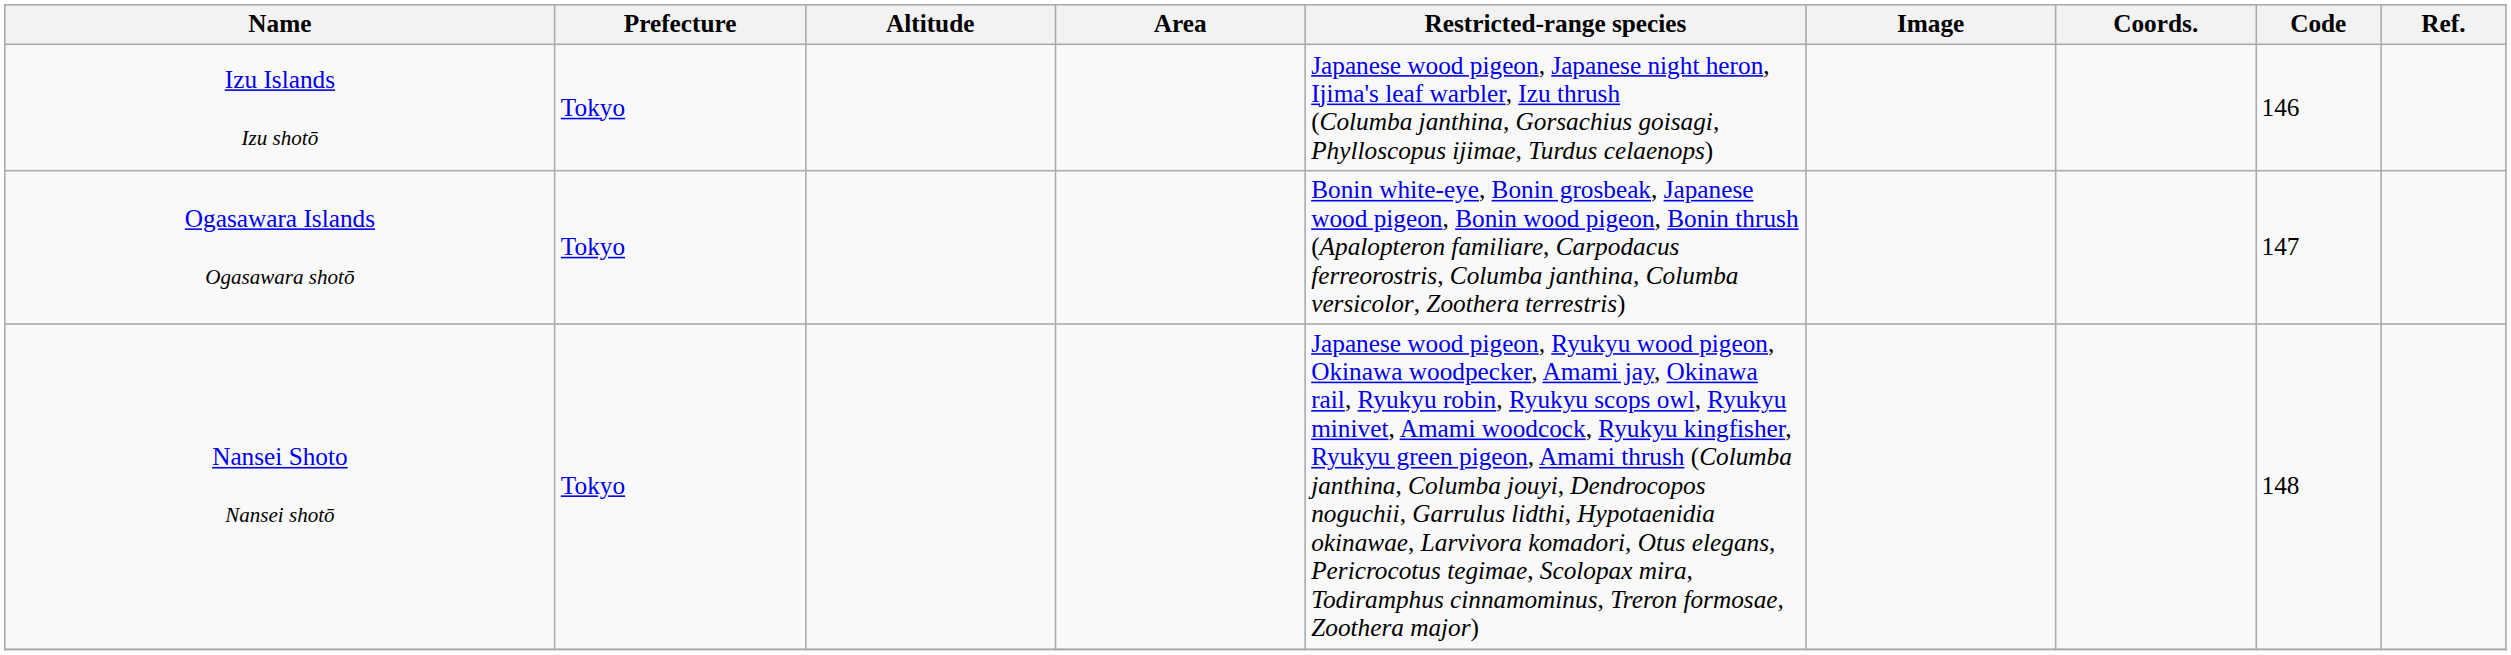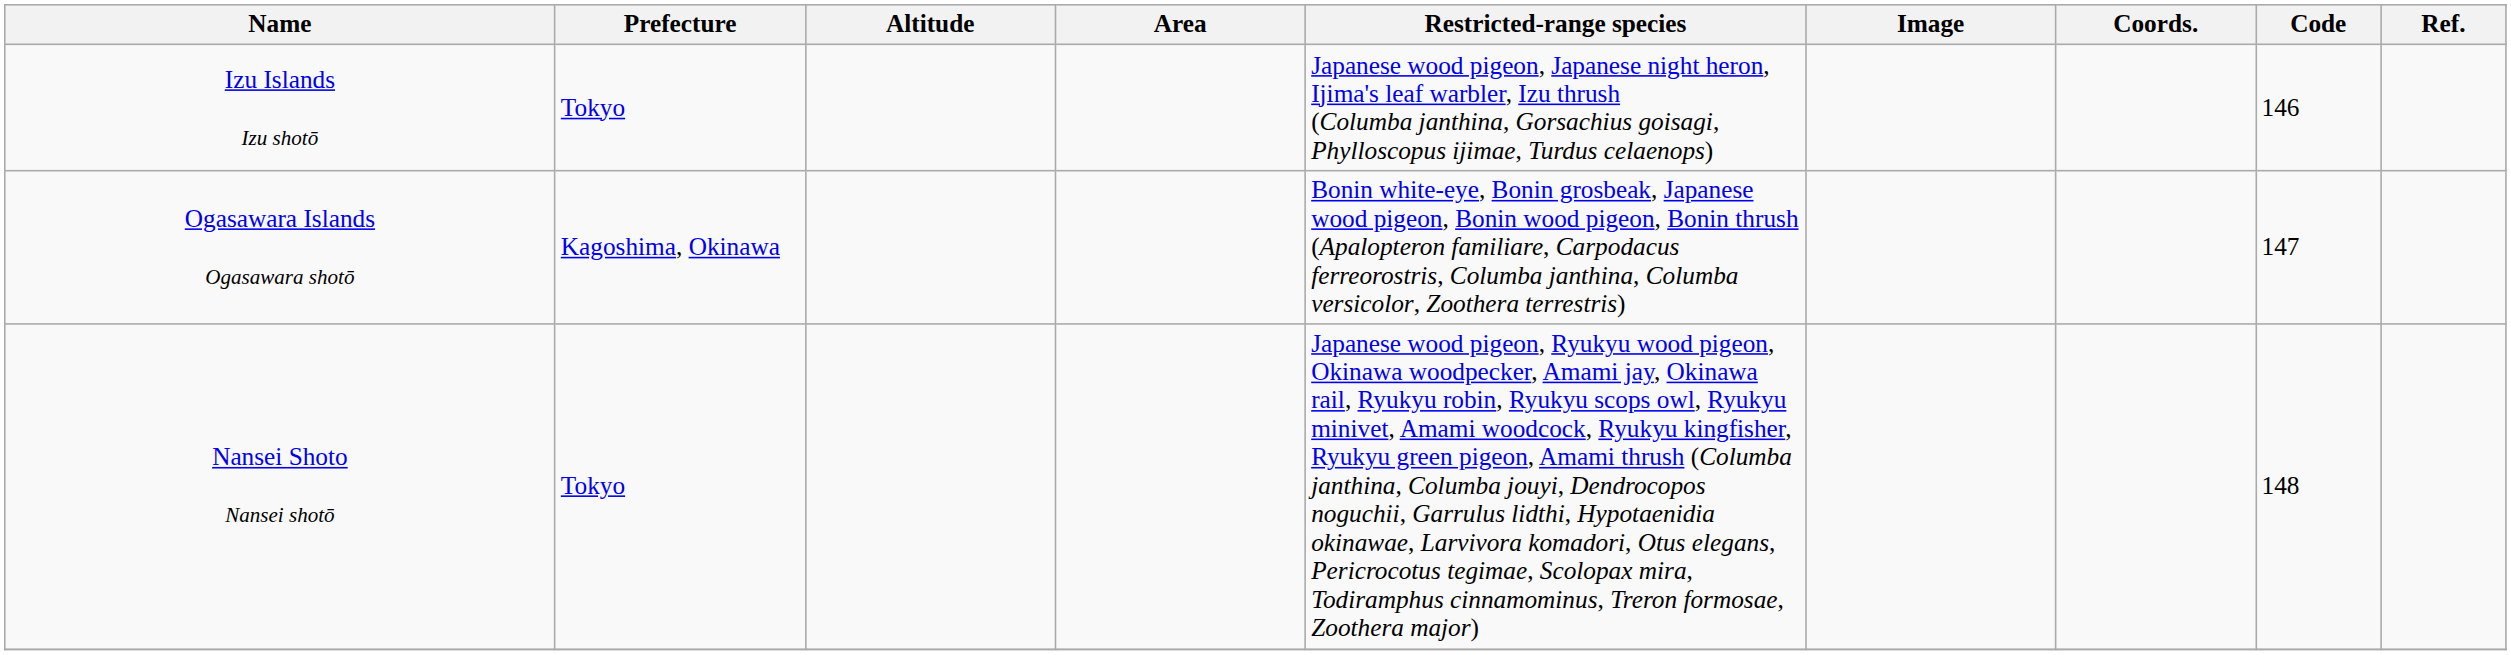(593, 246) Tokyo -> (670, 246) Kagoshima, Okinawa
